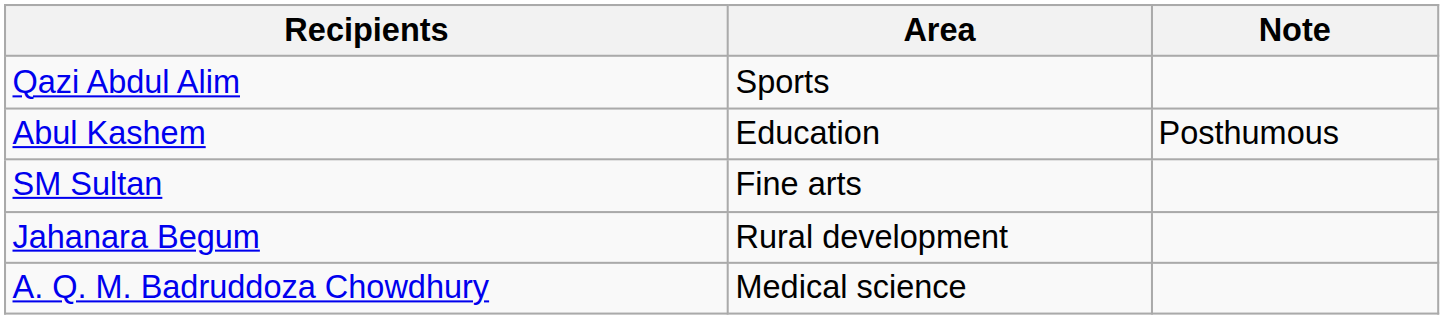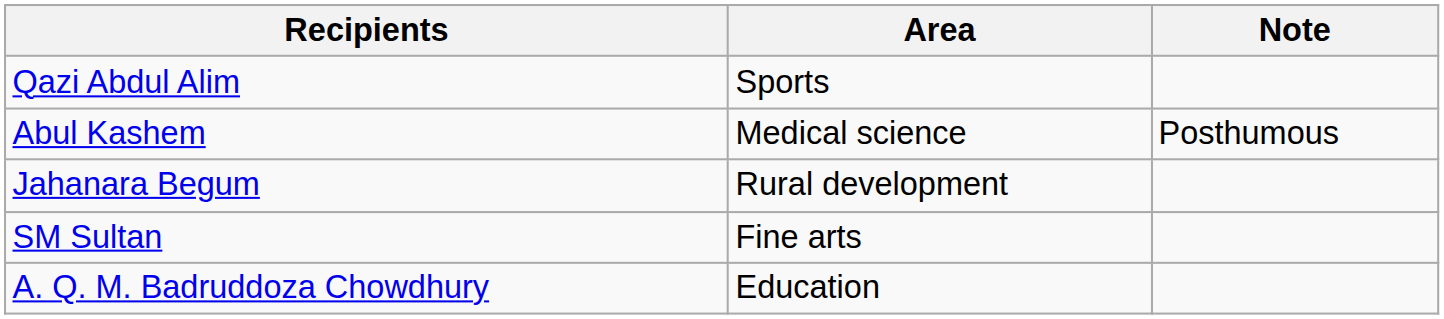(808, 133) Education -> (851, 133) Medical science
rows swapped: (87, 184) <-> (136, 236)
(851, 287) Medical science -> (808, 287) Education
